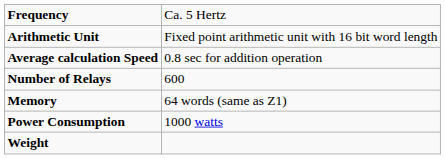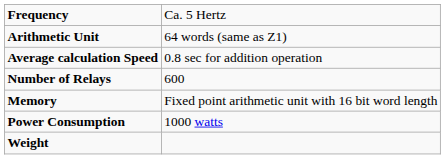(301, 36) Fixed point arithmetic unit with 16 bit word length -> (225, 36) 64 words (same as Z1)
(225, 100) 64 words (same as Z1) -> (301, 100) Fixed point arithmetic unit with 16 bit word length
